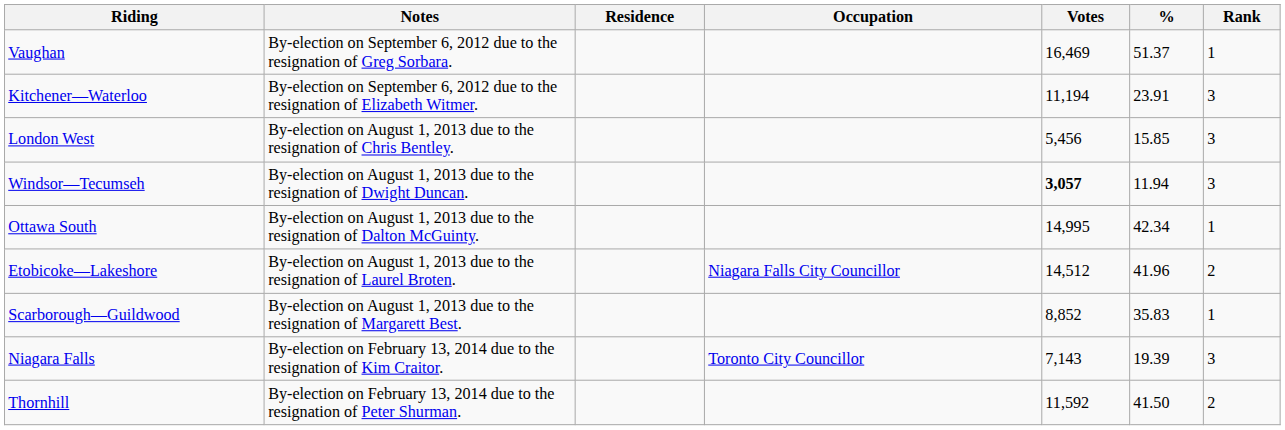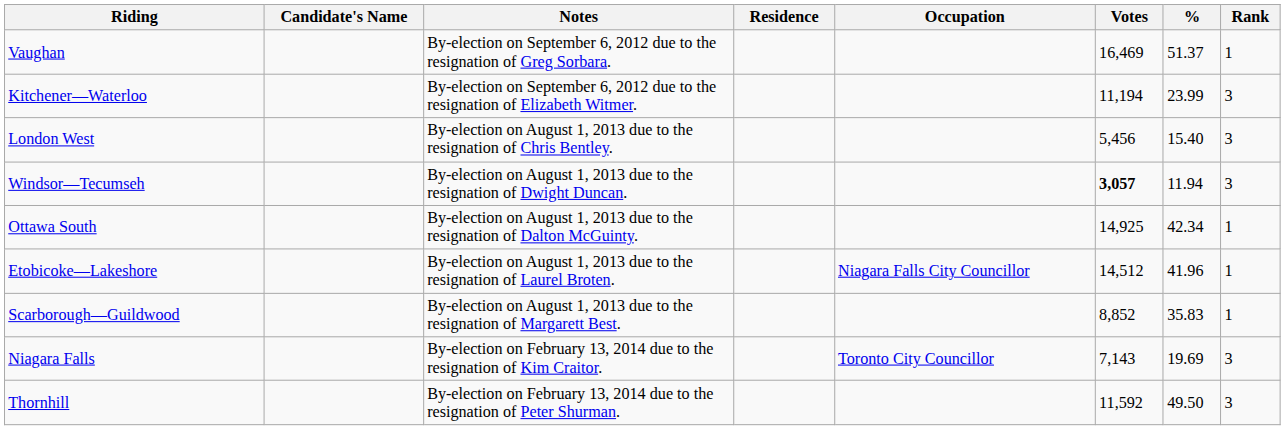+ column: (344, 17)
(1151, 95) 23.91 -> (1185, 95) 23.99
(1151, 139) 15.85 -> (1185, 139) 15.40
(1068, 227) 14,995 -> (1121, 227) 14,925
(1211, 271) 2 -> (1229, 271) 1
(1151, 358) 19.39 -> (1185, 358) 19.69
(1151, 402) 41.50 -> (1185, 402) 49.50
(1211, 402) 2 -> (1229, 402) 3
